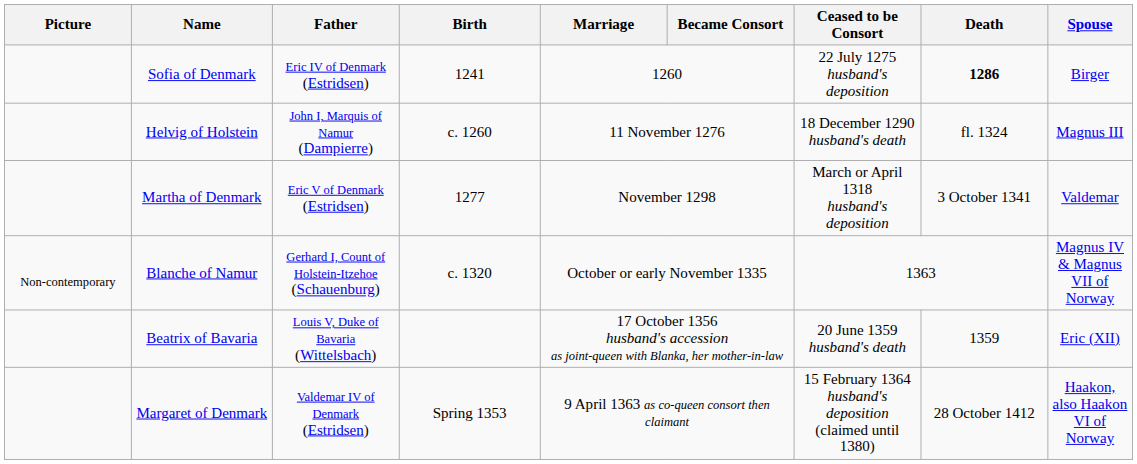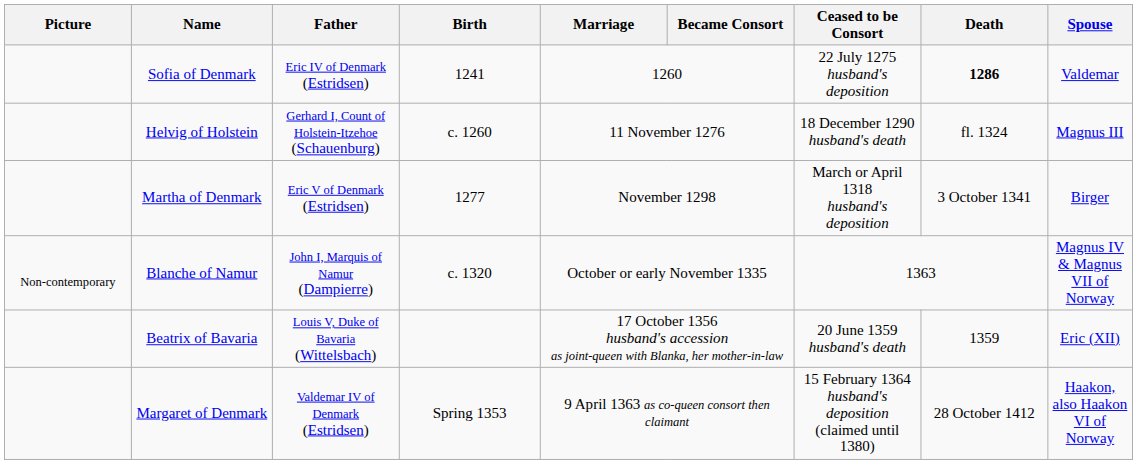(1090, 74) Birger -> (1090, 74) Valdemar
(336, 132) John I, Marquis of Namur (Dampierre) -> (336, 132) Gerhard I, Count of Holstein-Itzehoe (Schauenburg)
(1090, 197) Valdemar -> (1090, 197) Birger
(336, 273) Gerhard I, Count of Holstein-Itzehoe (Schauenburg) -> (336, 273) John I, Marquis of Namur (Dampierre)
